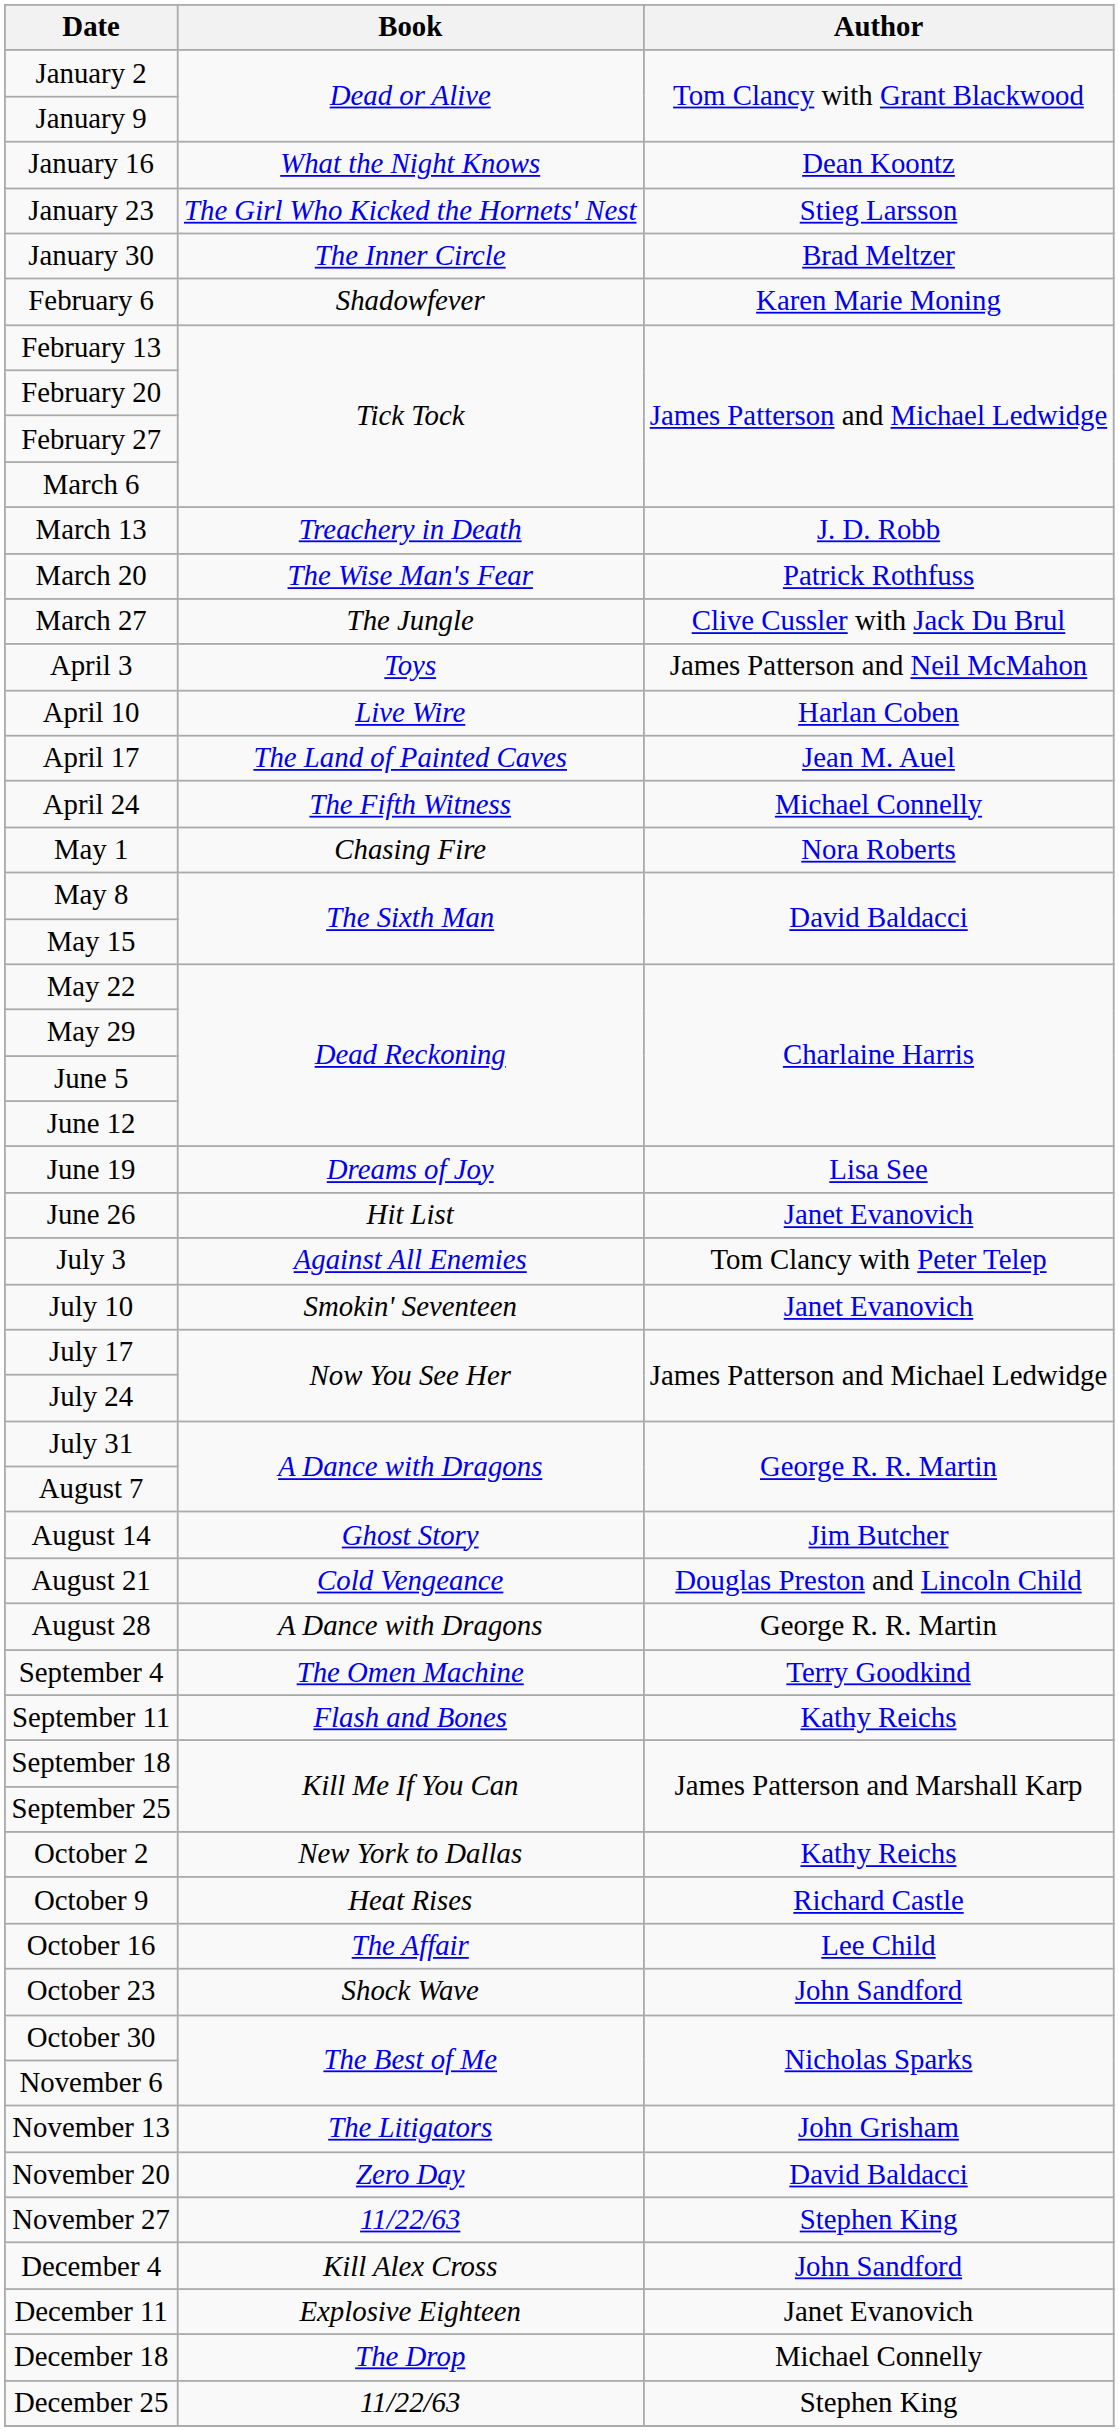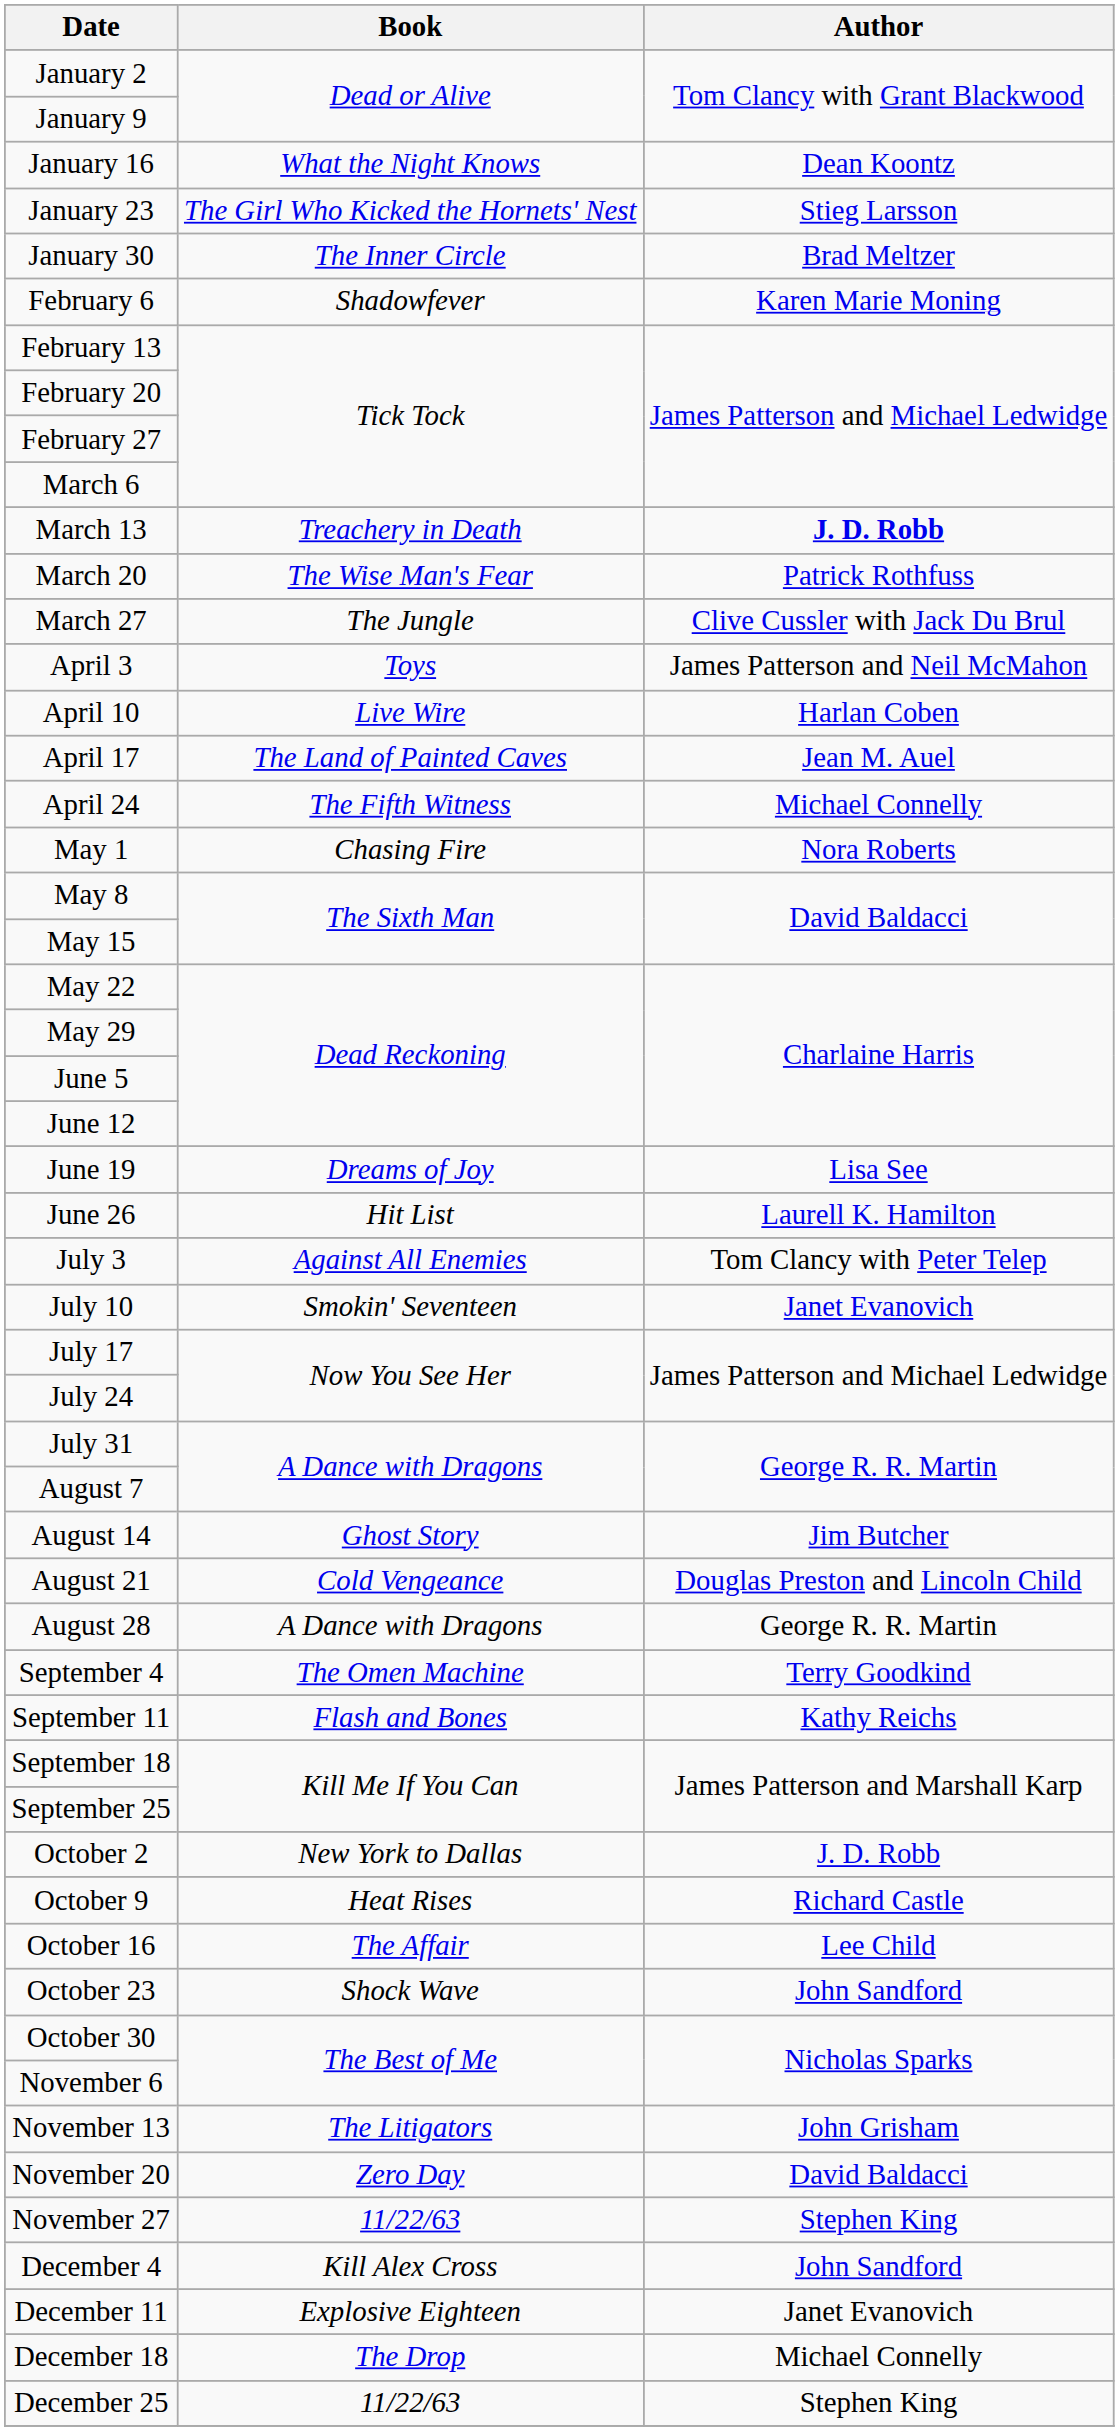(879, 529) normal -> (878, 529) bold
(879, 1214) Janet Evanovich -> (878, 1214) Laurell K. Hamilton
(878, 1854) Kathy Reichs -> (879, 1854) J. D. Robb
